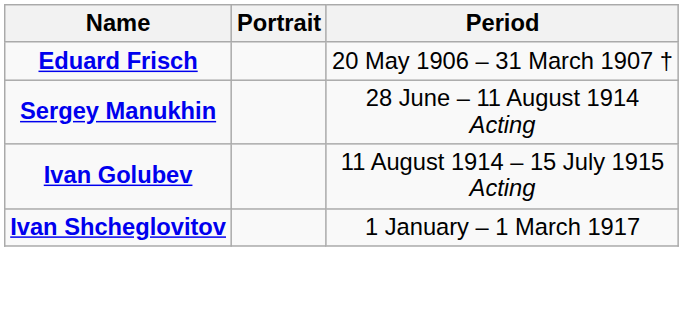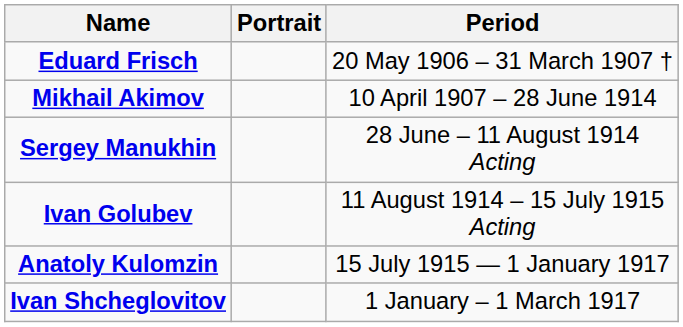+ row: (118, 98)
+ row: (118, 264)
